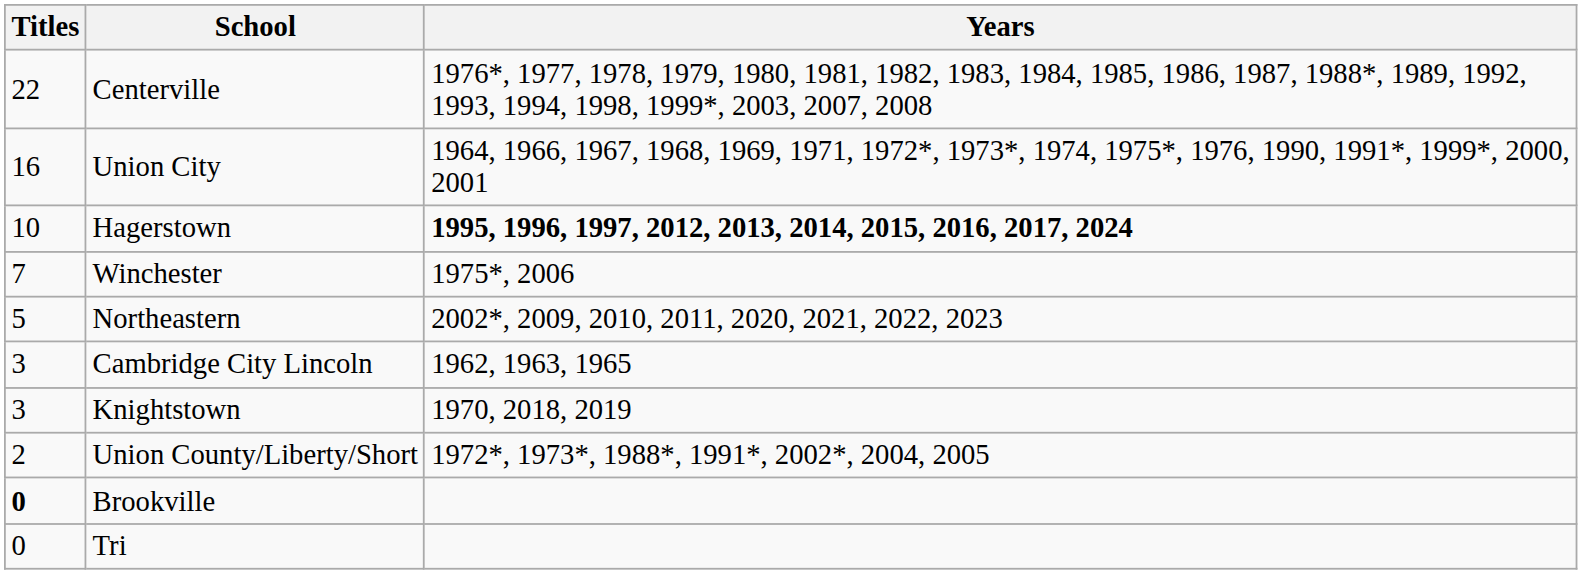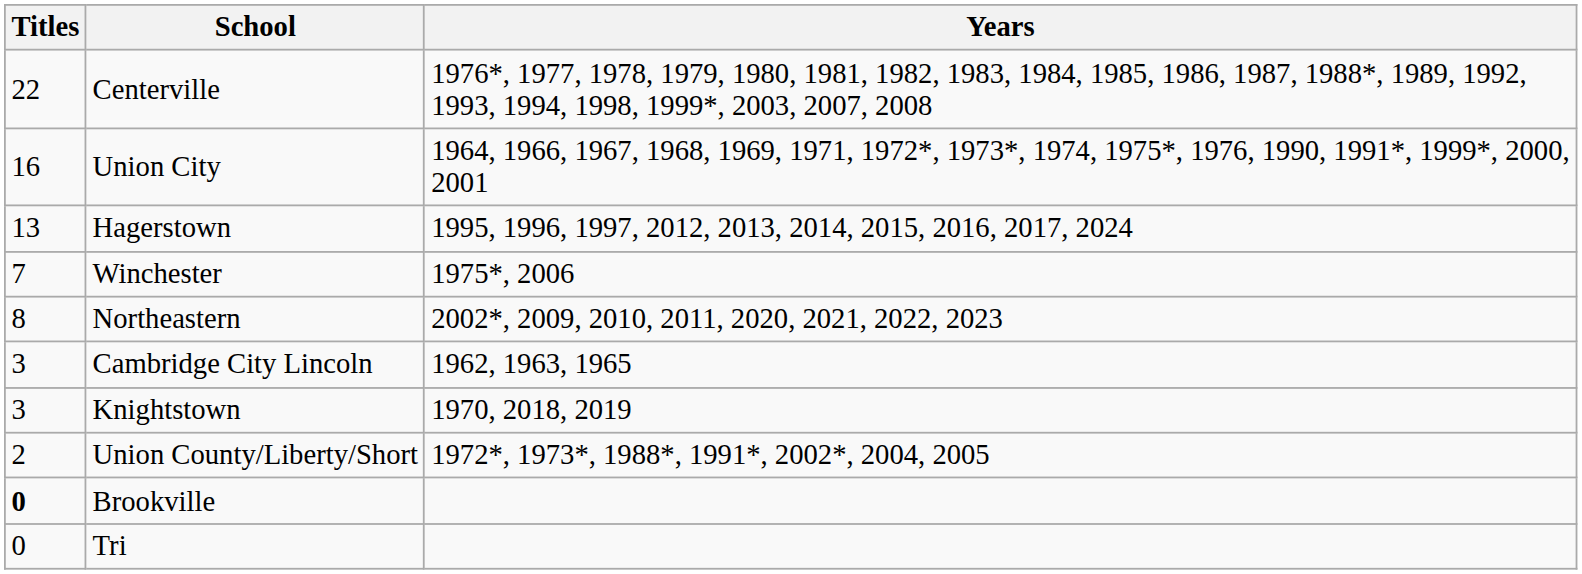(26, 227) 10 -> (26, 227) 13
(782, 227) bold -> (782, 227) normal
(19, 318) 5 -> (19, 318) 8
